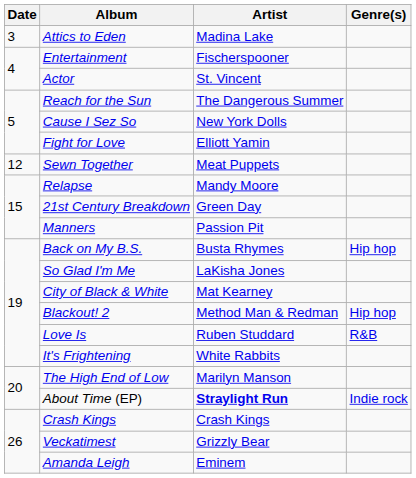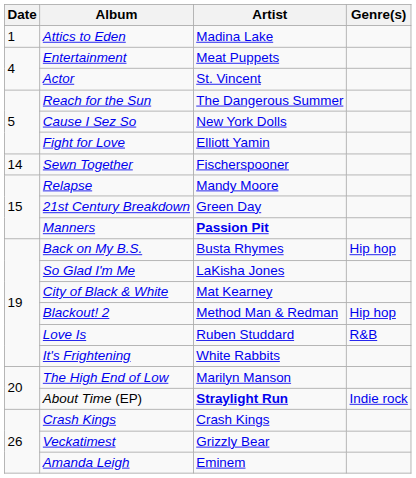(11, 36) 3 -> (11, 36) 1
(243, 57) Fischerspooner -> (238, 57) Meat Puppets
(15, 164) 12 -> (15, 164) 14
(238, 164) Meat Puppets -> (243, 164) Fischerspooner
(230, 228) normal -> (232, 228) bold
